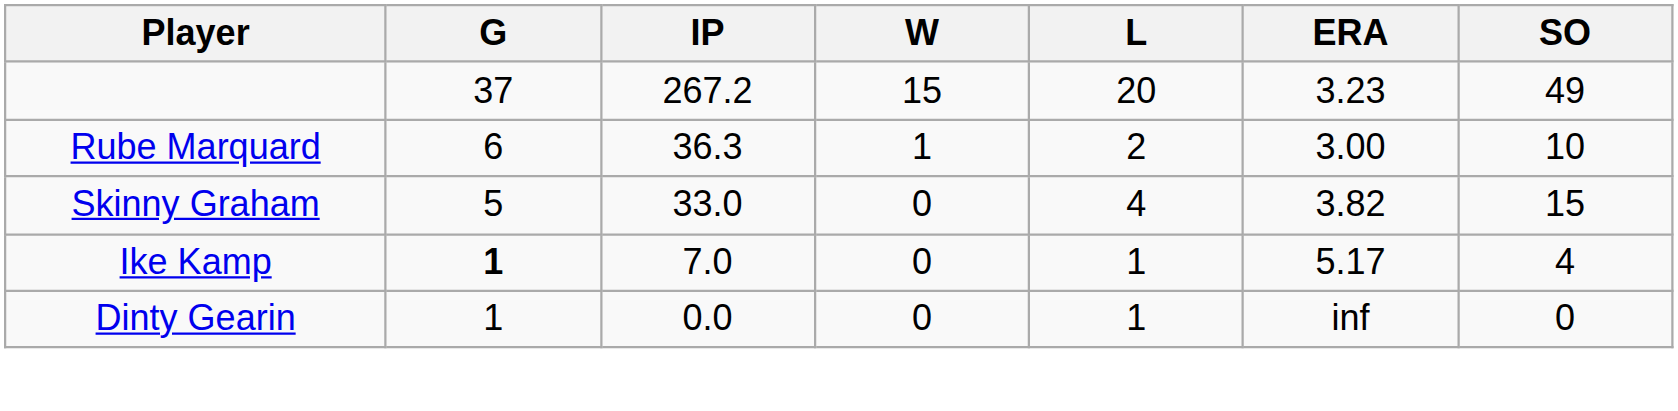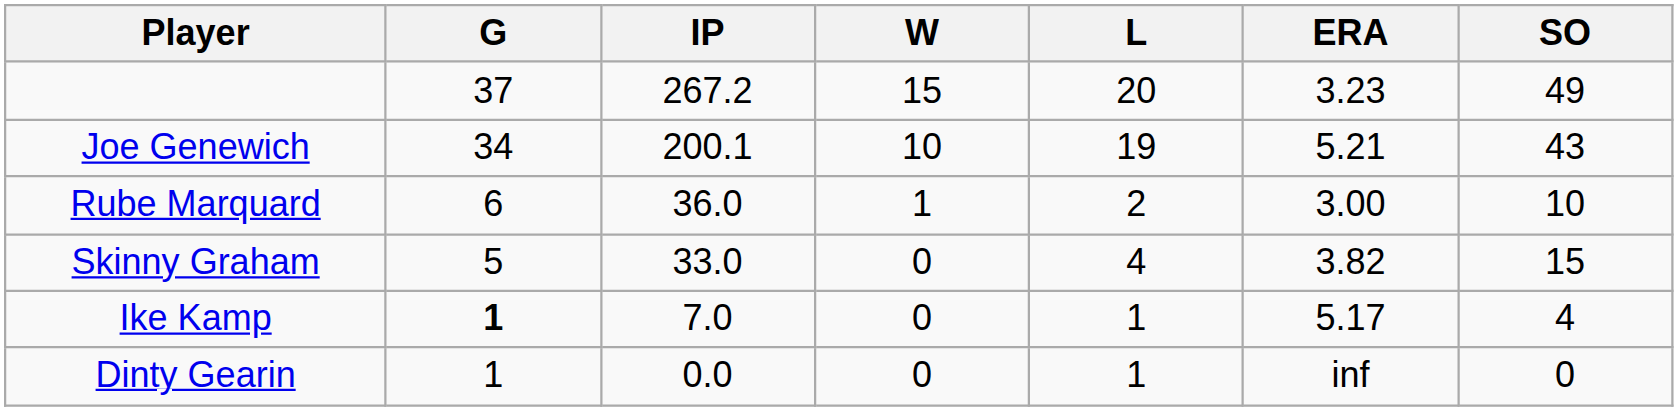+ row: (196, 147)
(708, 147) 36.3 -> (708, 204) 36.0
